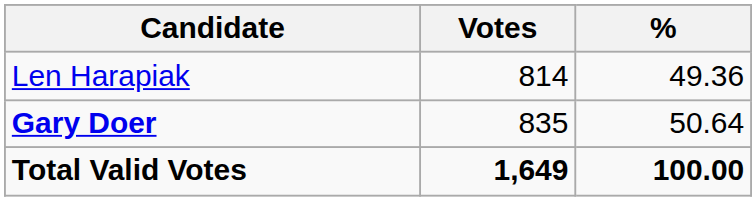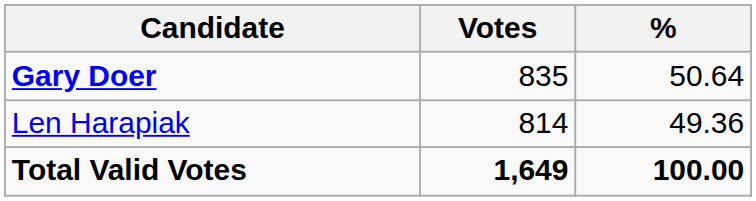rows swapped: (84, 123) <-> (101, 75)
